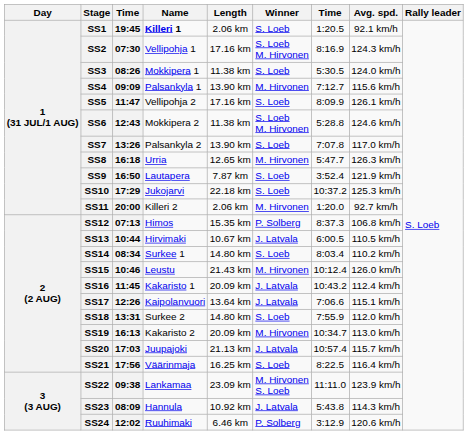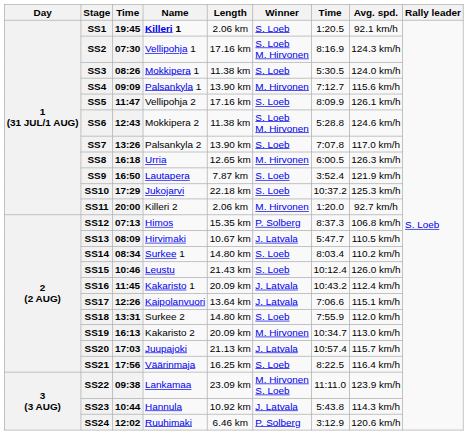(330, 160) 5:47.7 -> (330, 160) 6:00.5
(128, 239) 10:44 -> (128, 239) 08:09
(330, 239) 6:00.5 -> (330, 239) 5:47.7
(282, 270) M. Hirvonen -> (272, 270) S. Loeb
(128, 407) 08:09 -> (128, 407) 10:44
